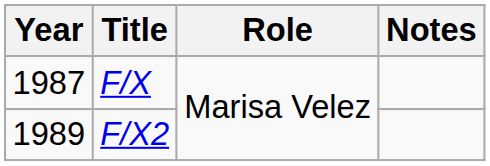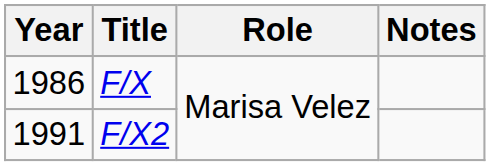(49, 82) 1987 -> (49, 82) 1986
(49, 133) 1989 -> (49, 133) 1991
